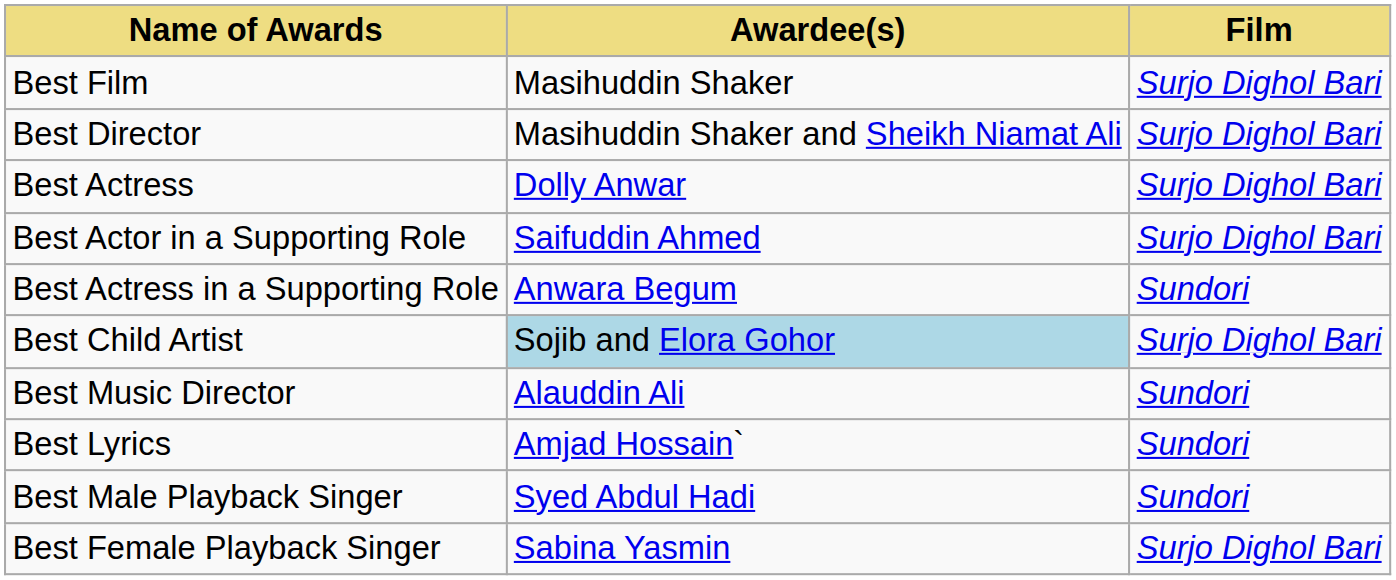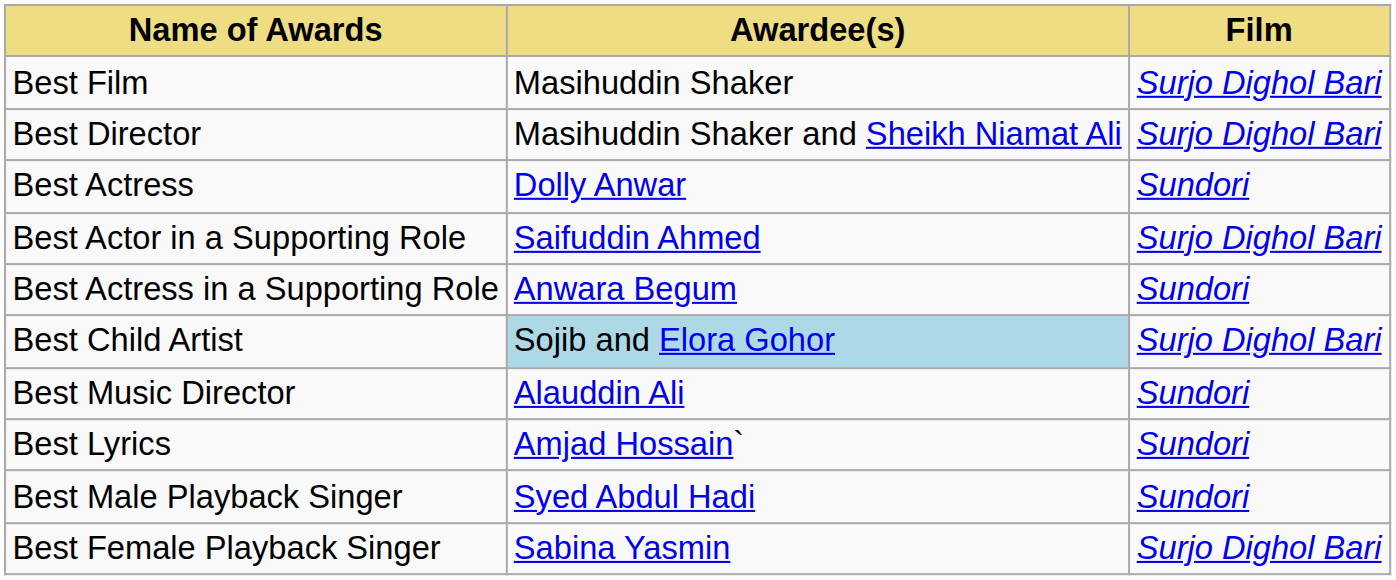(1259, 185) Surjo Dighol Bari -> (1193, 185) Sundori
